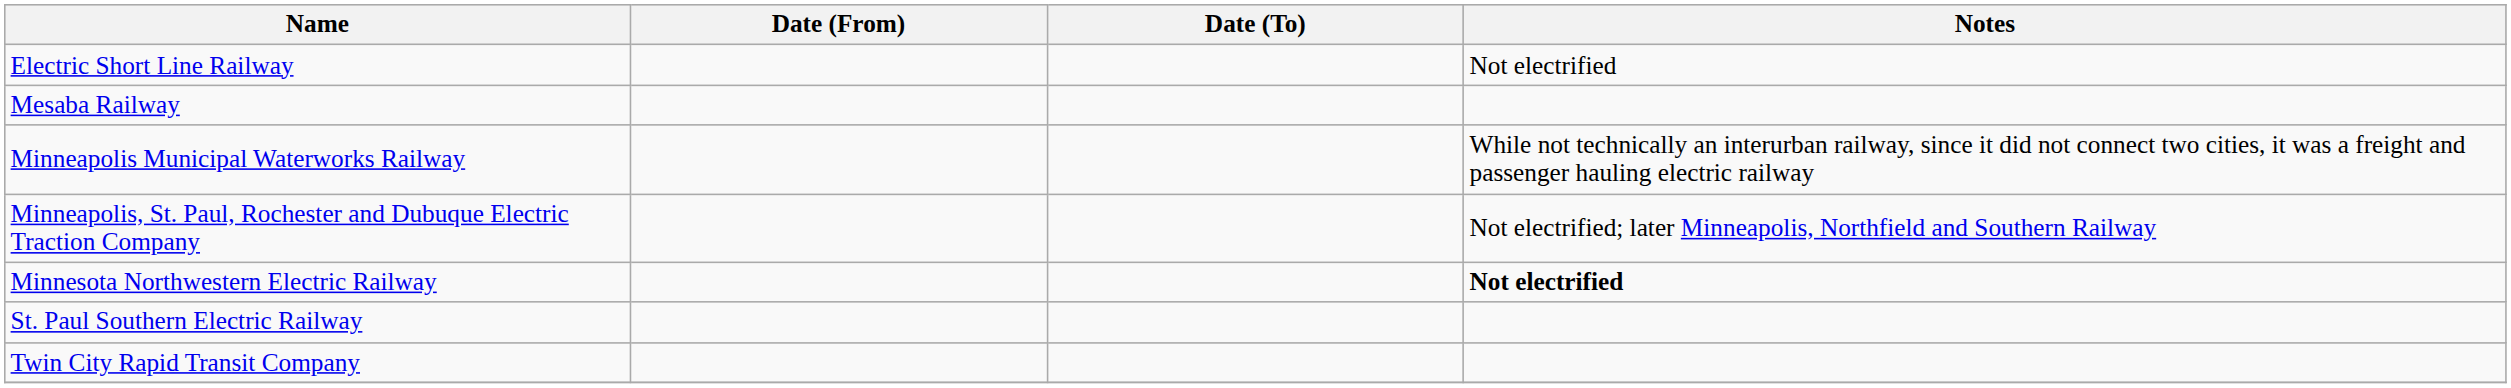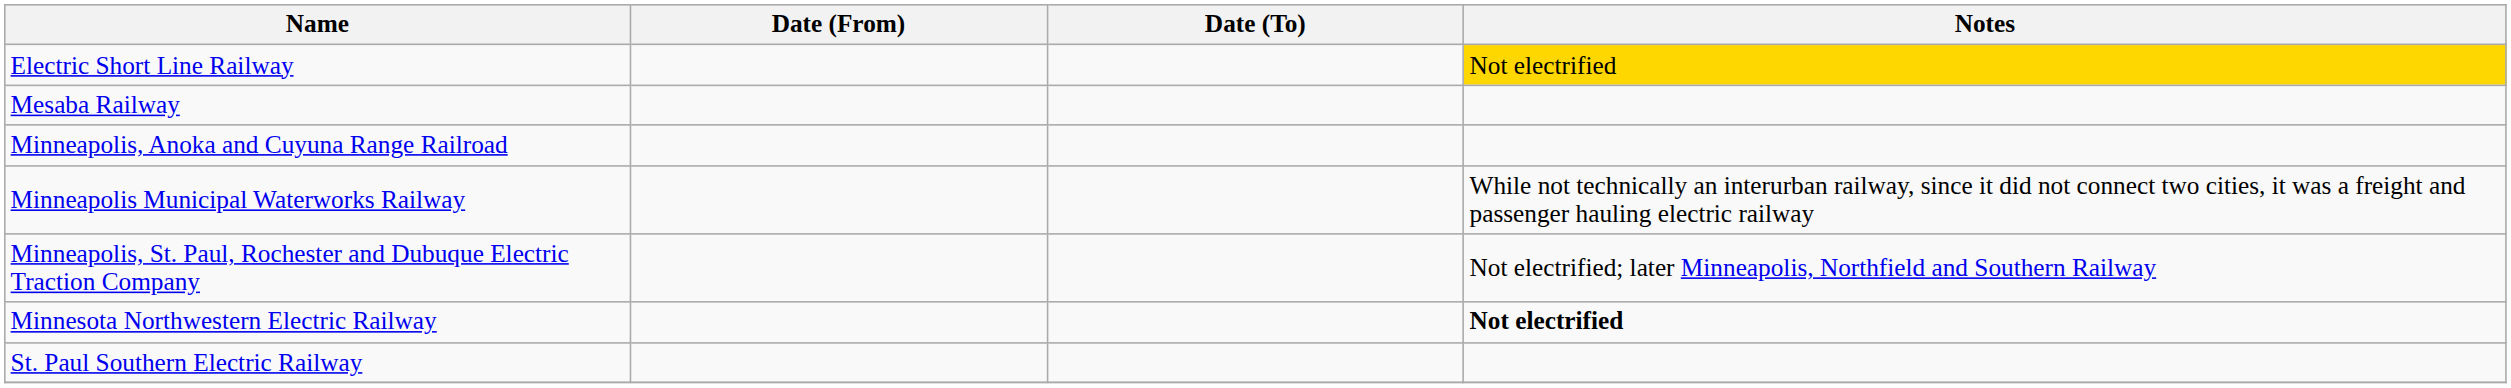(1543, 64) no background -> (1543, 64) gold background
+ row: (259, 144)
- row: (185, 362)
